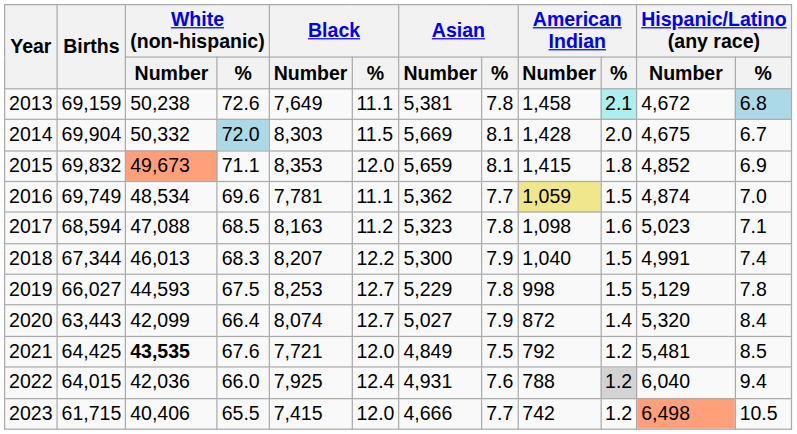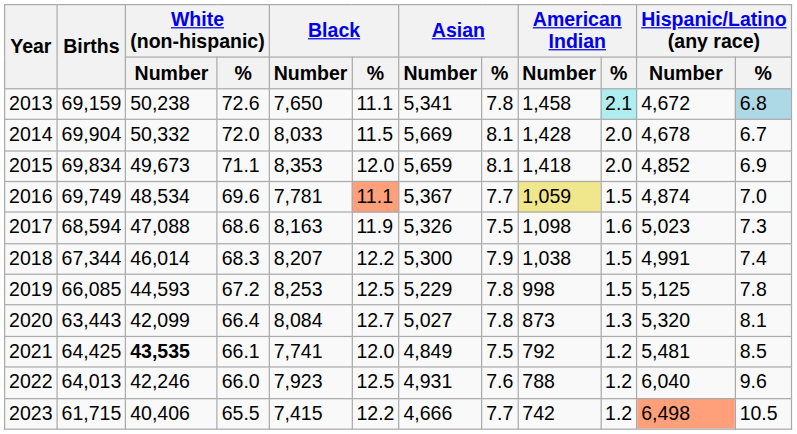(298, 103) 7,649 -> (298, 103) 7,650
(428, 103) 5,381 -> (428, 103) 5,341
(241, 134) lightblue background -> (241, 134) no background
(298, 134) 8,303 -> (298, 134) 8,033
(666, 134) 4,675 -> (666, 134) 4,678
(91, 165) 69,832 -> (91, 165) 69,834
(160, 165) lightsalmon background -> (160, 165) no background
(547, 165) 1,415 -> (547, 165) 1,418
(619, 165) 1.8 -> (619, 165) 2.0
(375, 196) no background -> (375, 196) lightsalmon background
(428, 196) 5,362 -> (428, 196) 5,367
(241, 227) 68.5 -> (241, 227) 68.6
(375, 227) 11.2 -> (375, 227) 11.9
(428, 227) 5,323 -> (428, 227) 5,326
(500, 227) 7.8 -> (500, 227) 7.5
(753, 227) 7.1 -> (753, 227) 7.3
(160, 258) 46,013 -> (160, 258) 46,014
(547, 258) 1,040 -> (547, 258) 1,038
(91, 289) 66,027 -> (91, 289) 66,085
(241, 289) 67.5 -> (241, 289) 67.2
(375, 289) 12.7 -> (375, 289) 12.5
(666, 289) 5,129 -> (666, 289) 5,125
(298, 320) 8,074 -> (298, 320) 8,084
(500, 320) 7.9 -> (500, 320) 7.8
(539, 320) 872 -> (539, 320) 873
(619, 320) 1.4 -> (619, 320) 1.3
(753, 320) 8.4 -> (753, 320) 8.1
(241, 351) 67.6 -> (241, 351) 66.1
(298, 351) 7,721 -> (298, 351) 7,741
(91, 382) 64,015 -> (91, 382) 64,013
(160, 382) 42,036 -> (160, 382) 42,246
(298, 382) 7,925 -> (298, 382) 7,923
(375, 382) 12.4 -> (375, 382) 12.5
(619, 382) lightgrey background -> (619, 382) no background
(753, 382) 9.4 -> (753, 382) 9.6
(375, 413) 12.0 -> (375, 413) 12.2
